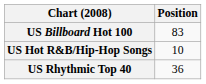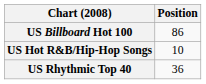(178, 32) 83 -> (178, 32) 86
